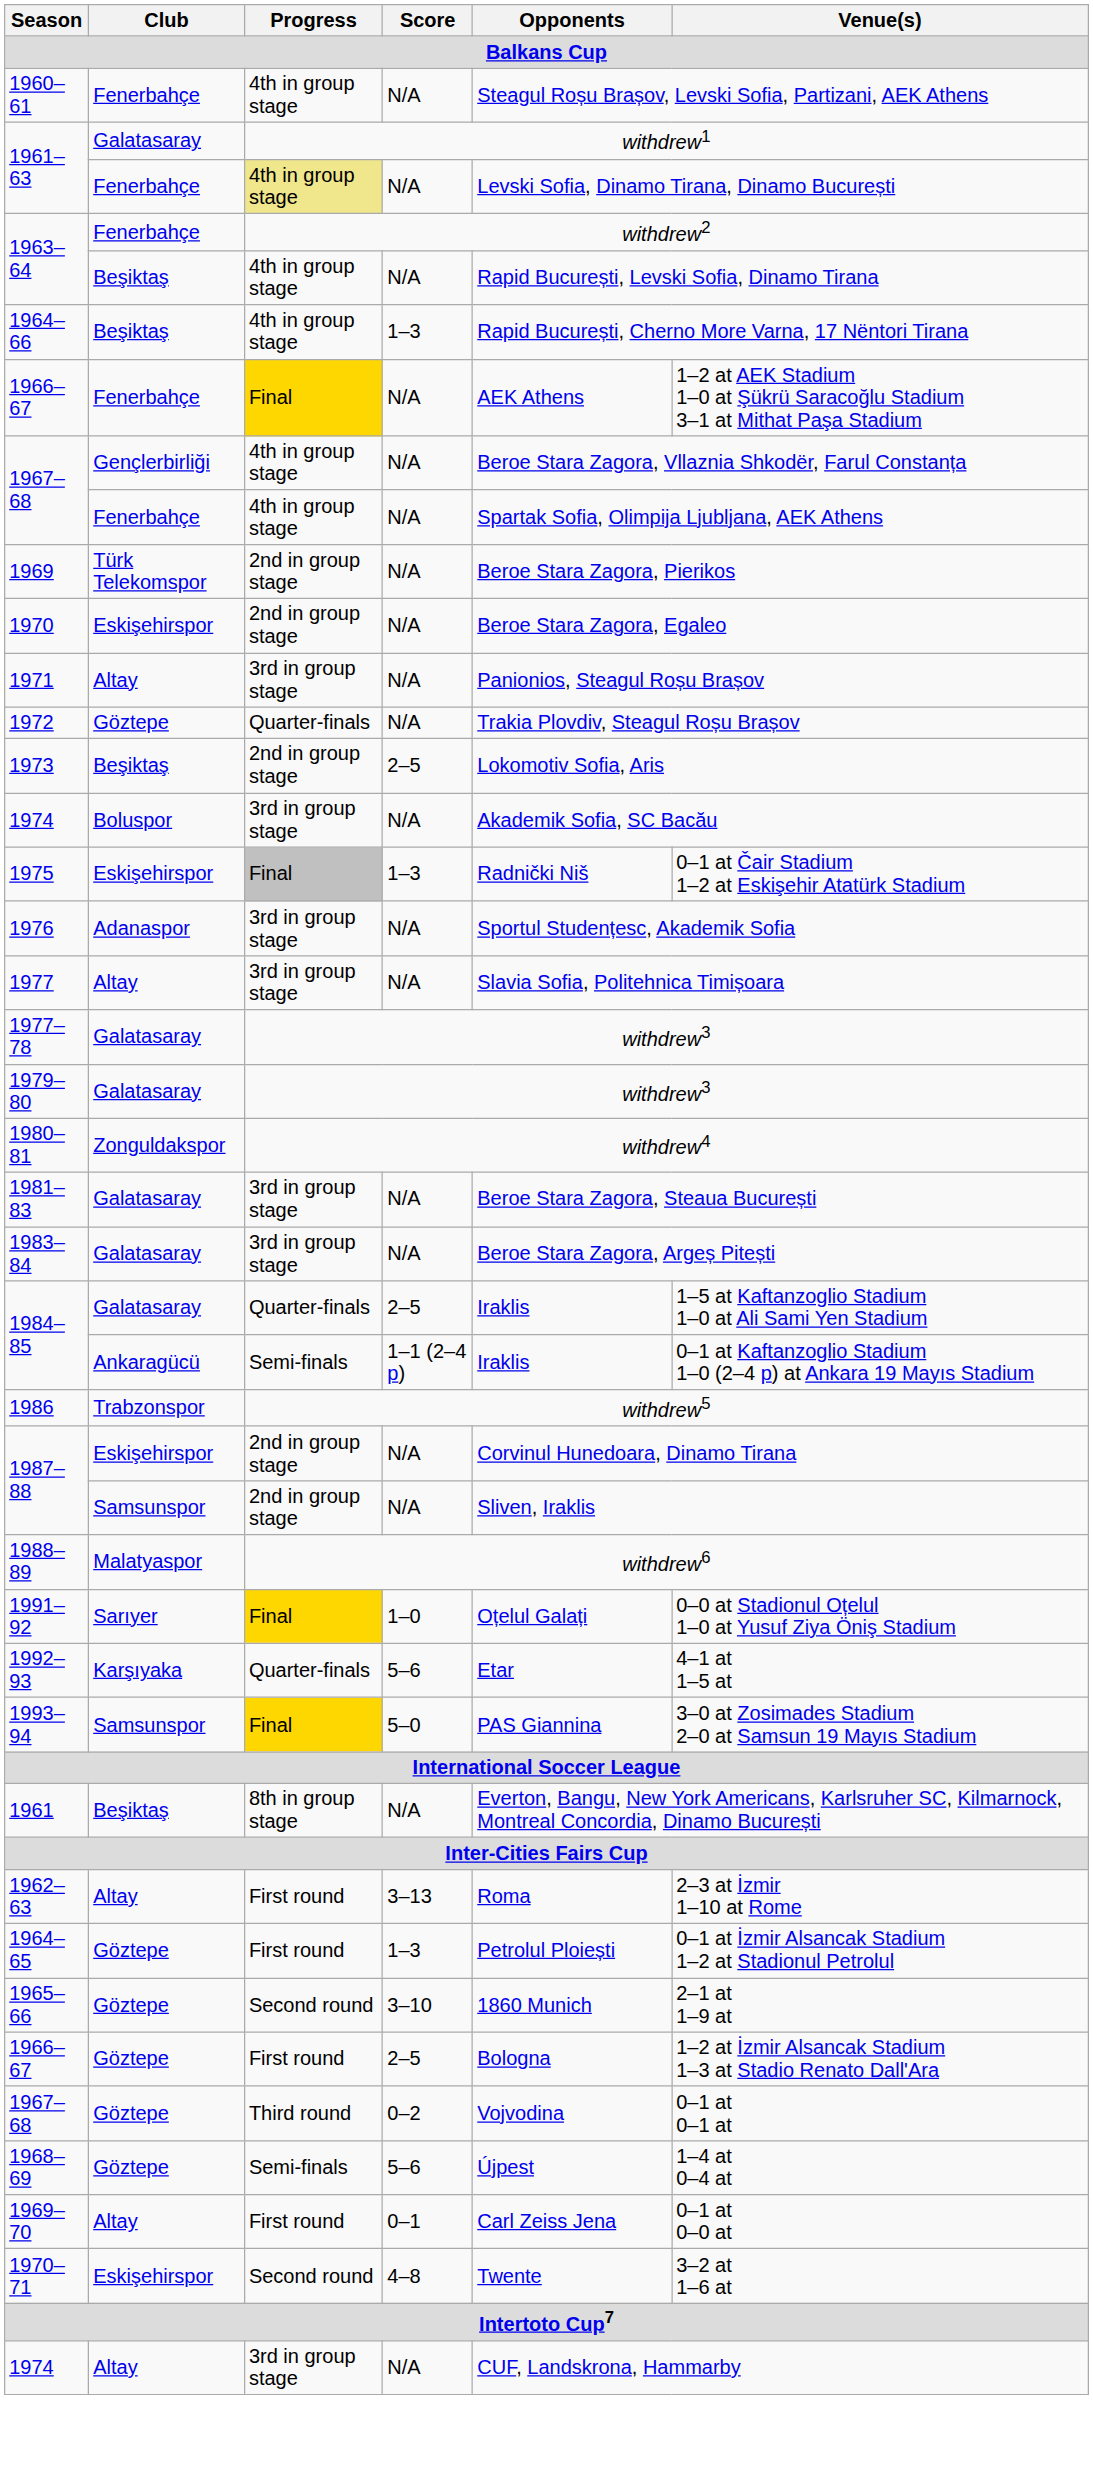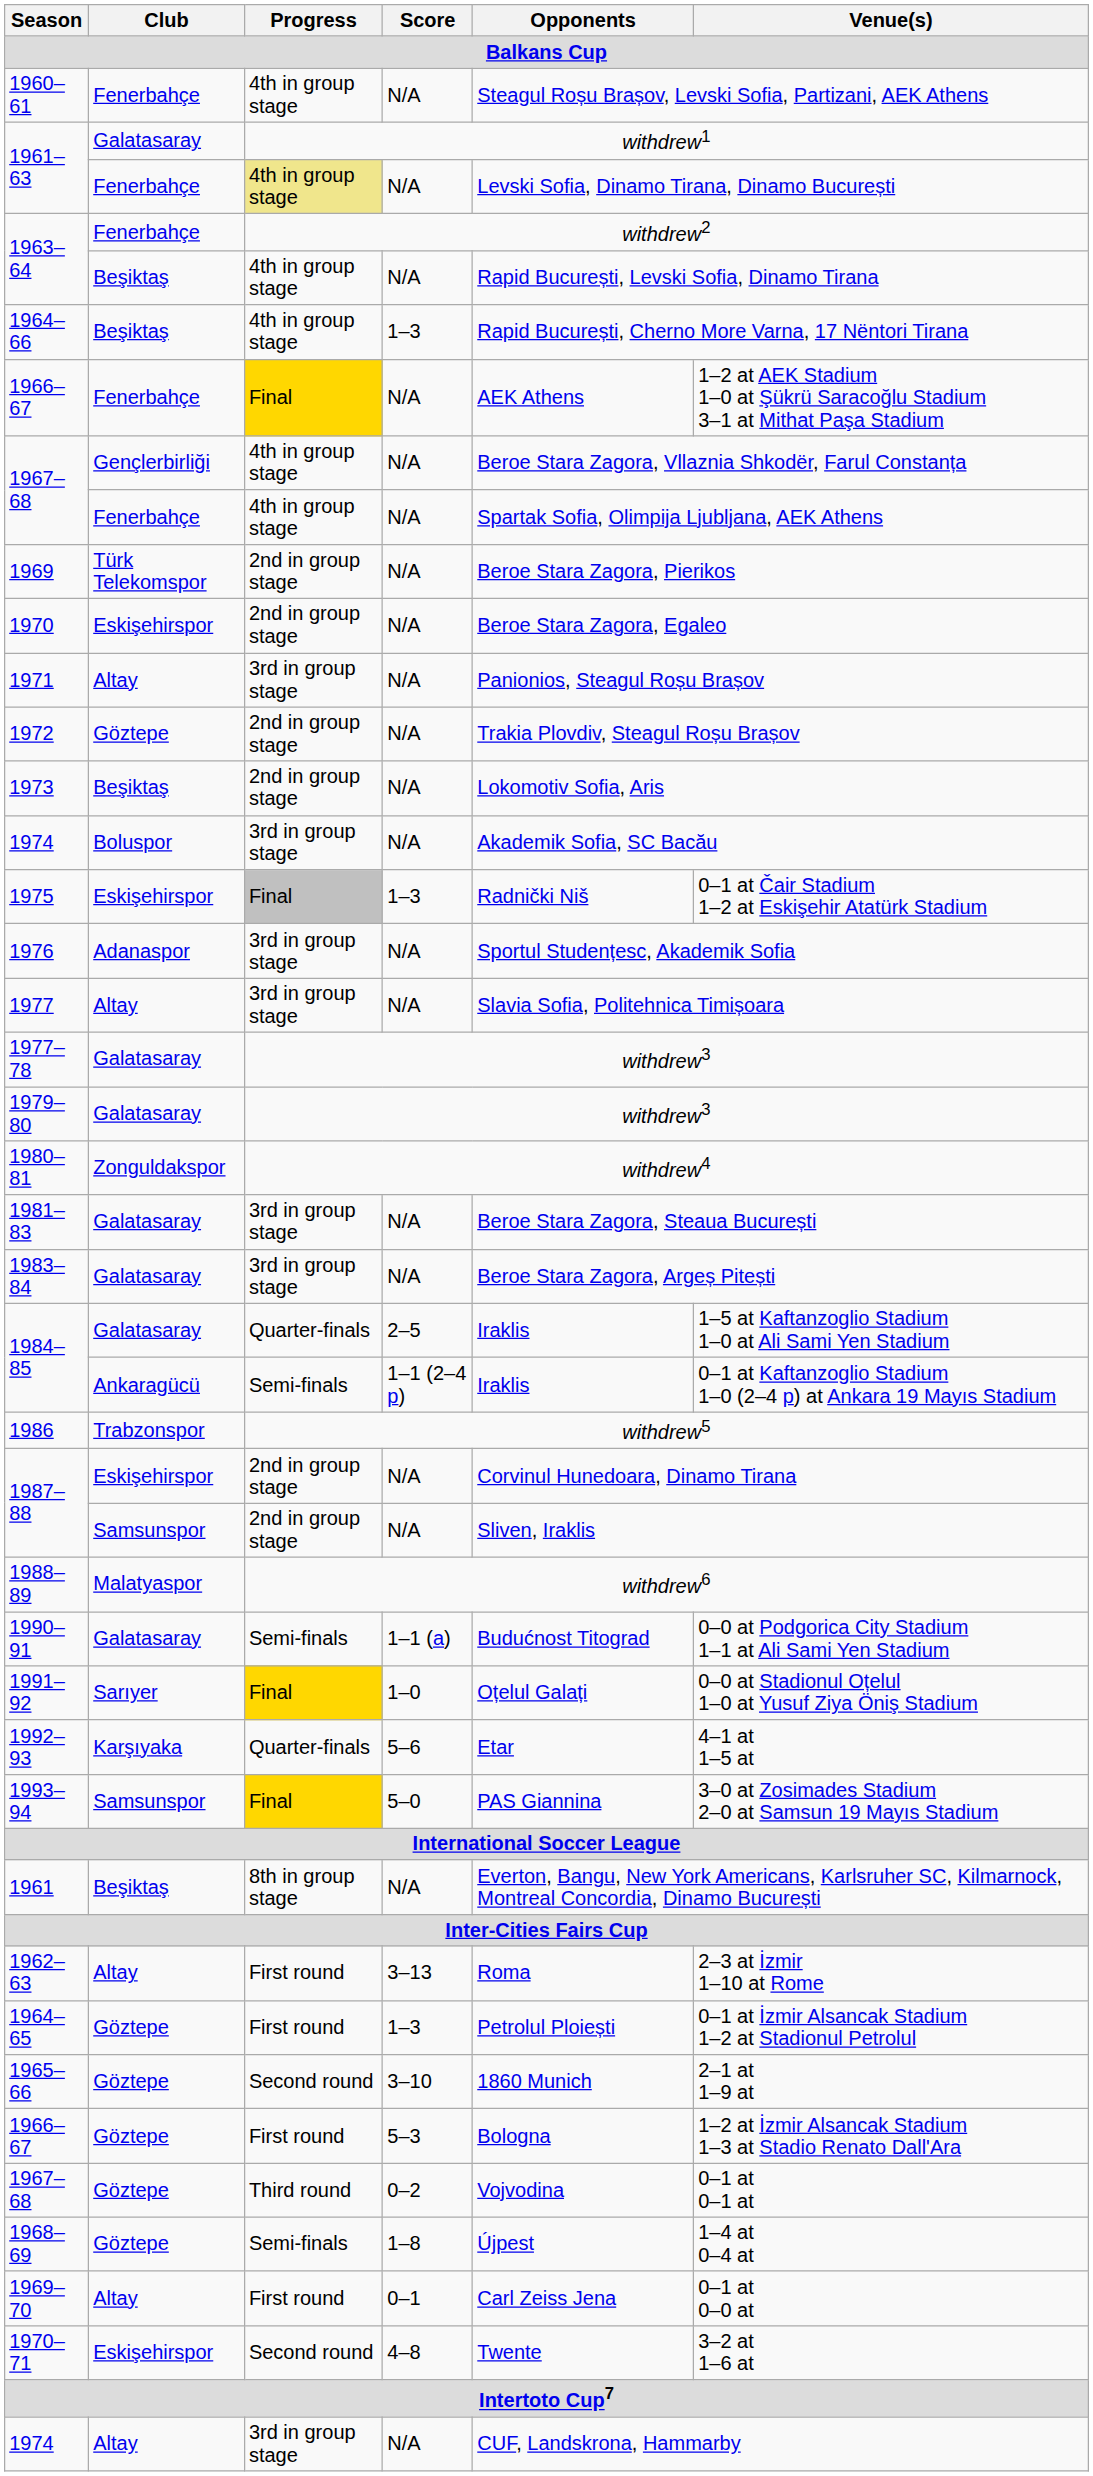(309, 722) Quarter-finals -> (304, 733) 2nd in group stage
(404, 765) 2–5 -> (404, 788) N/A
+ row: (37, 1638)
(404, 2059) 2–5 -> (404, 2135) 5–3
(404, 2167) 5–6 -> (404, 2244) 1–8
